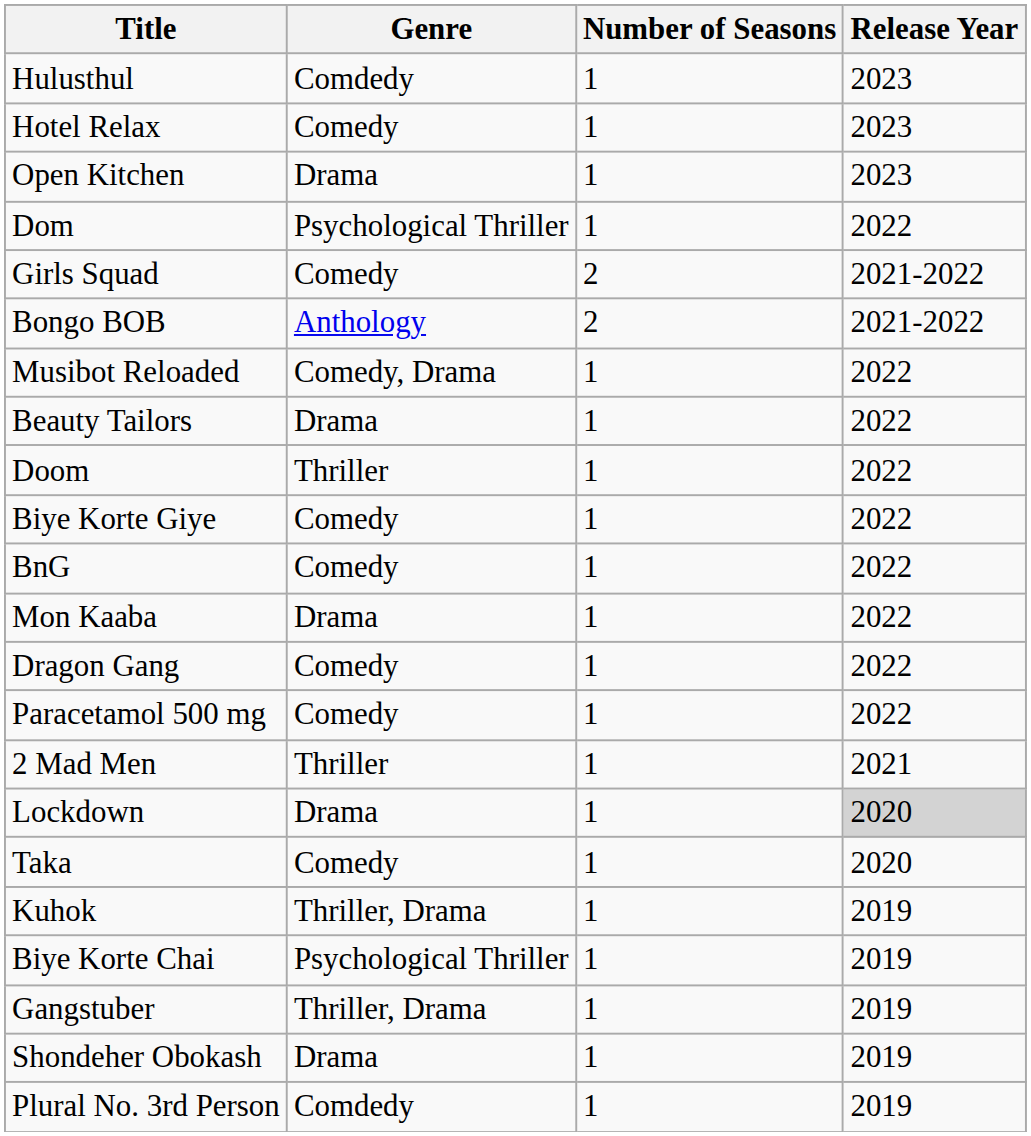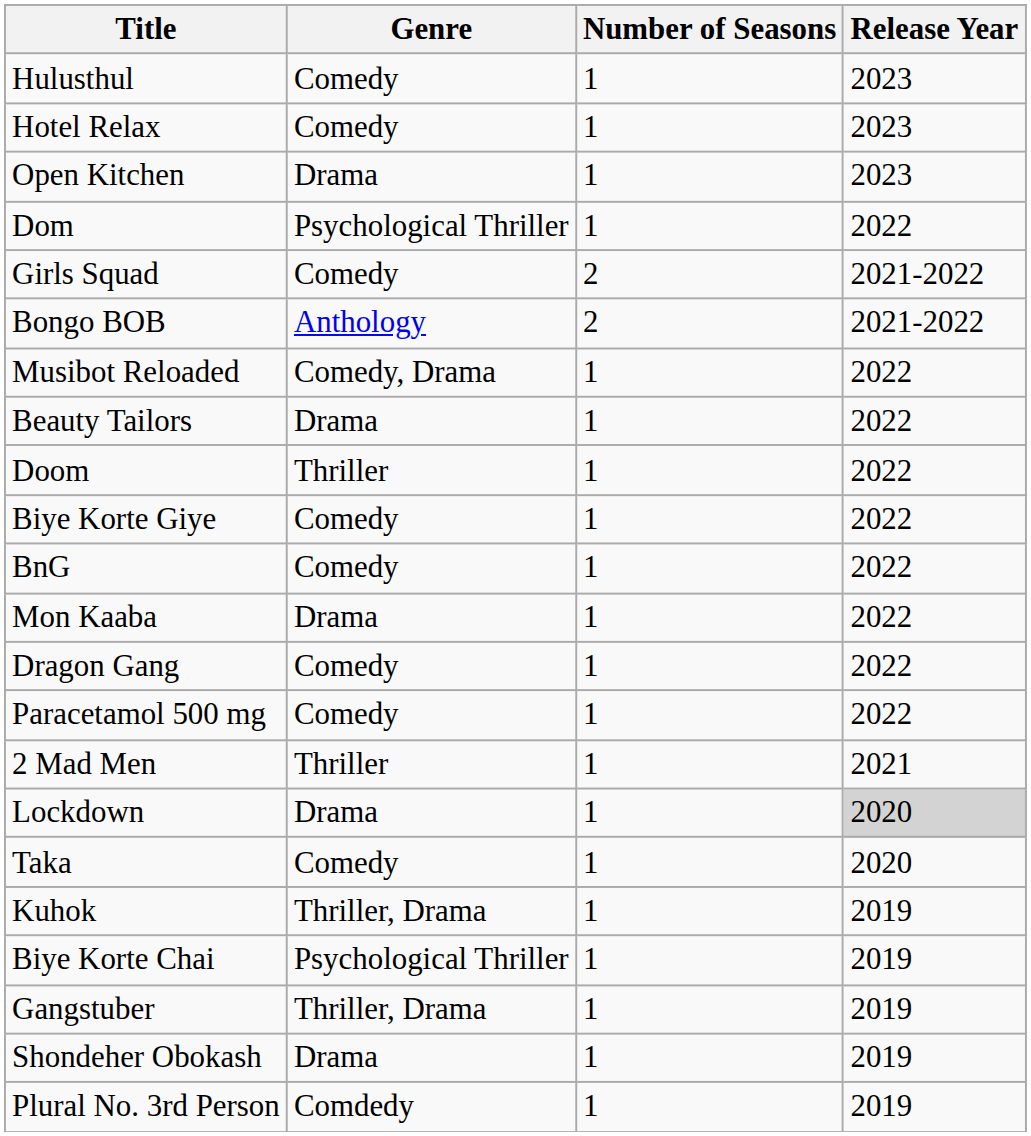(354, 77) Comdedy -> (346, 77) Comedy
